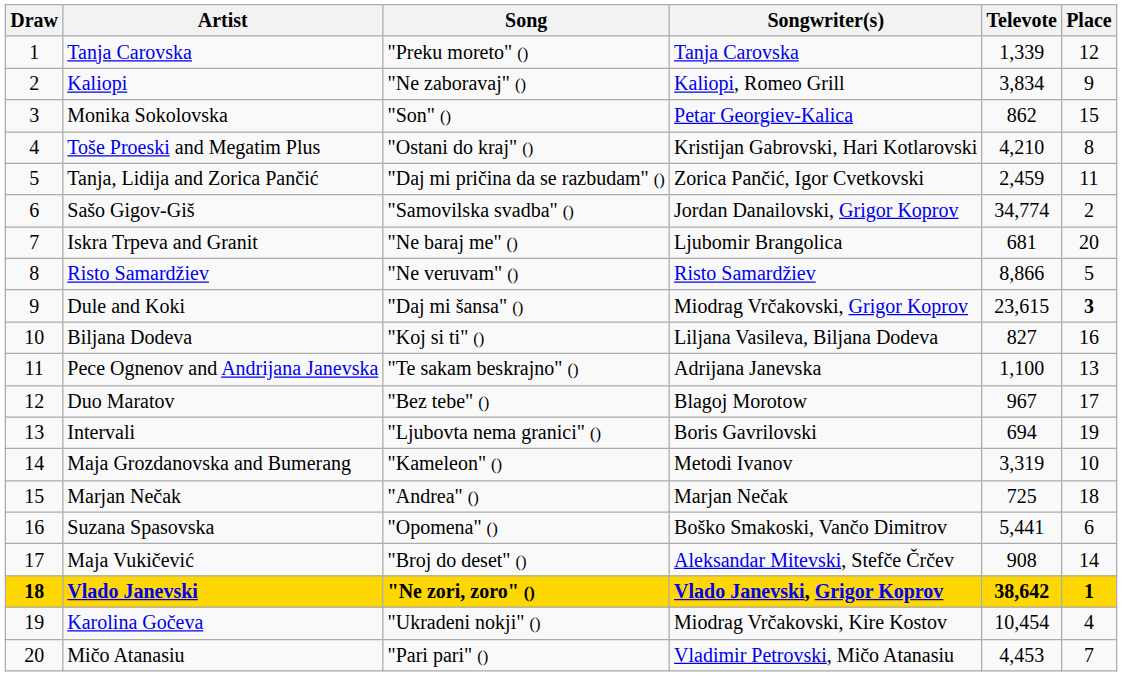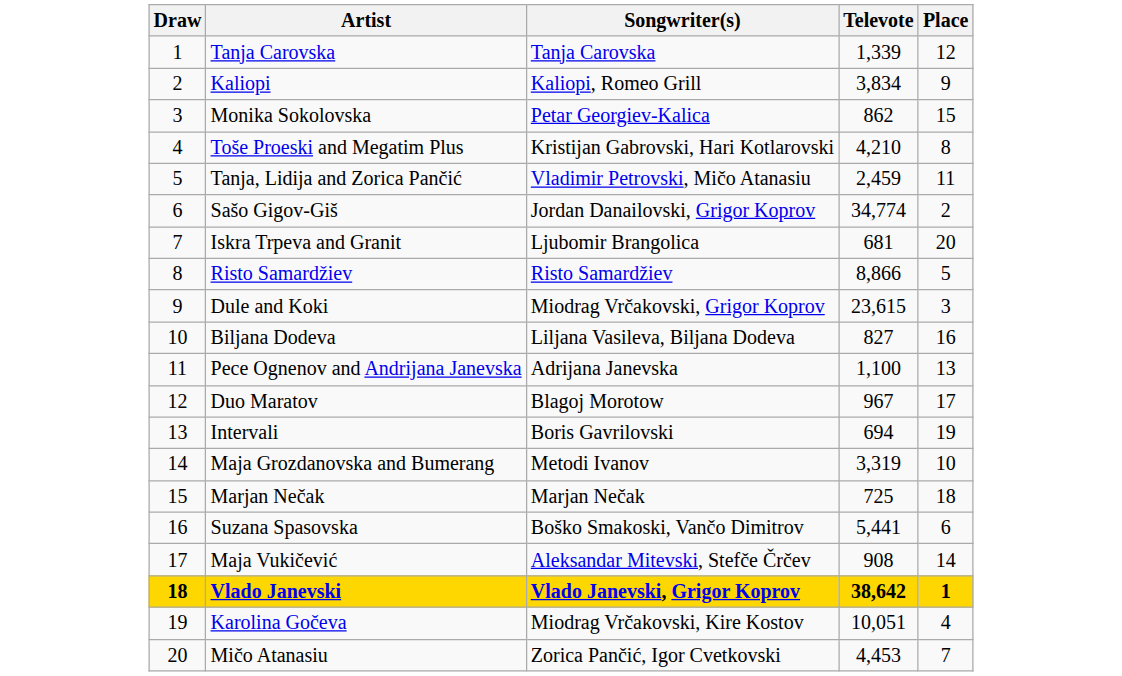- column: (526, 20)
(799, 178) Zorica Pančić, Igor Cvetkovski -> (671, 178) Vladimir Petrovski, Mičo Atanasiu
(1089, 305) bold -> (946, 305) normal
(1022, 623) 10,454 -> (878, 623) 10,051
(814, 654) Vladimir Petrovski, Mičo Atanasiu -> (656, 654) Zorica Pančić, Igor Cvetkovski
